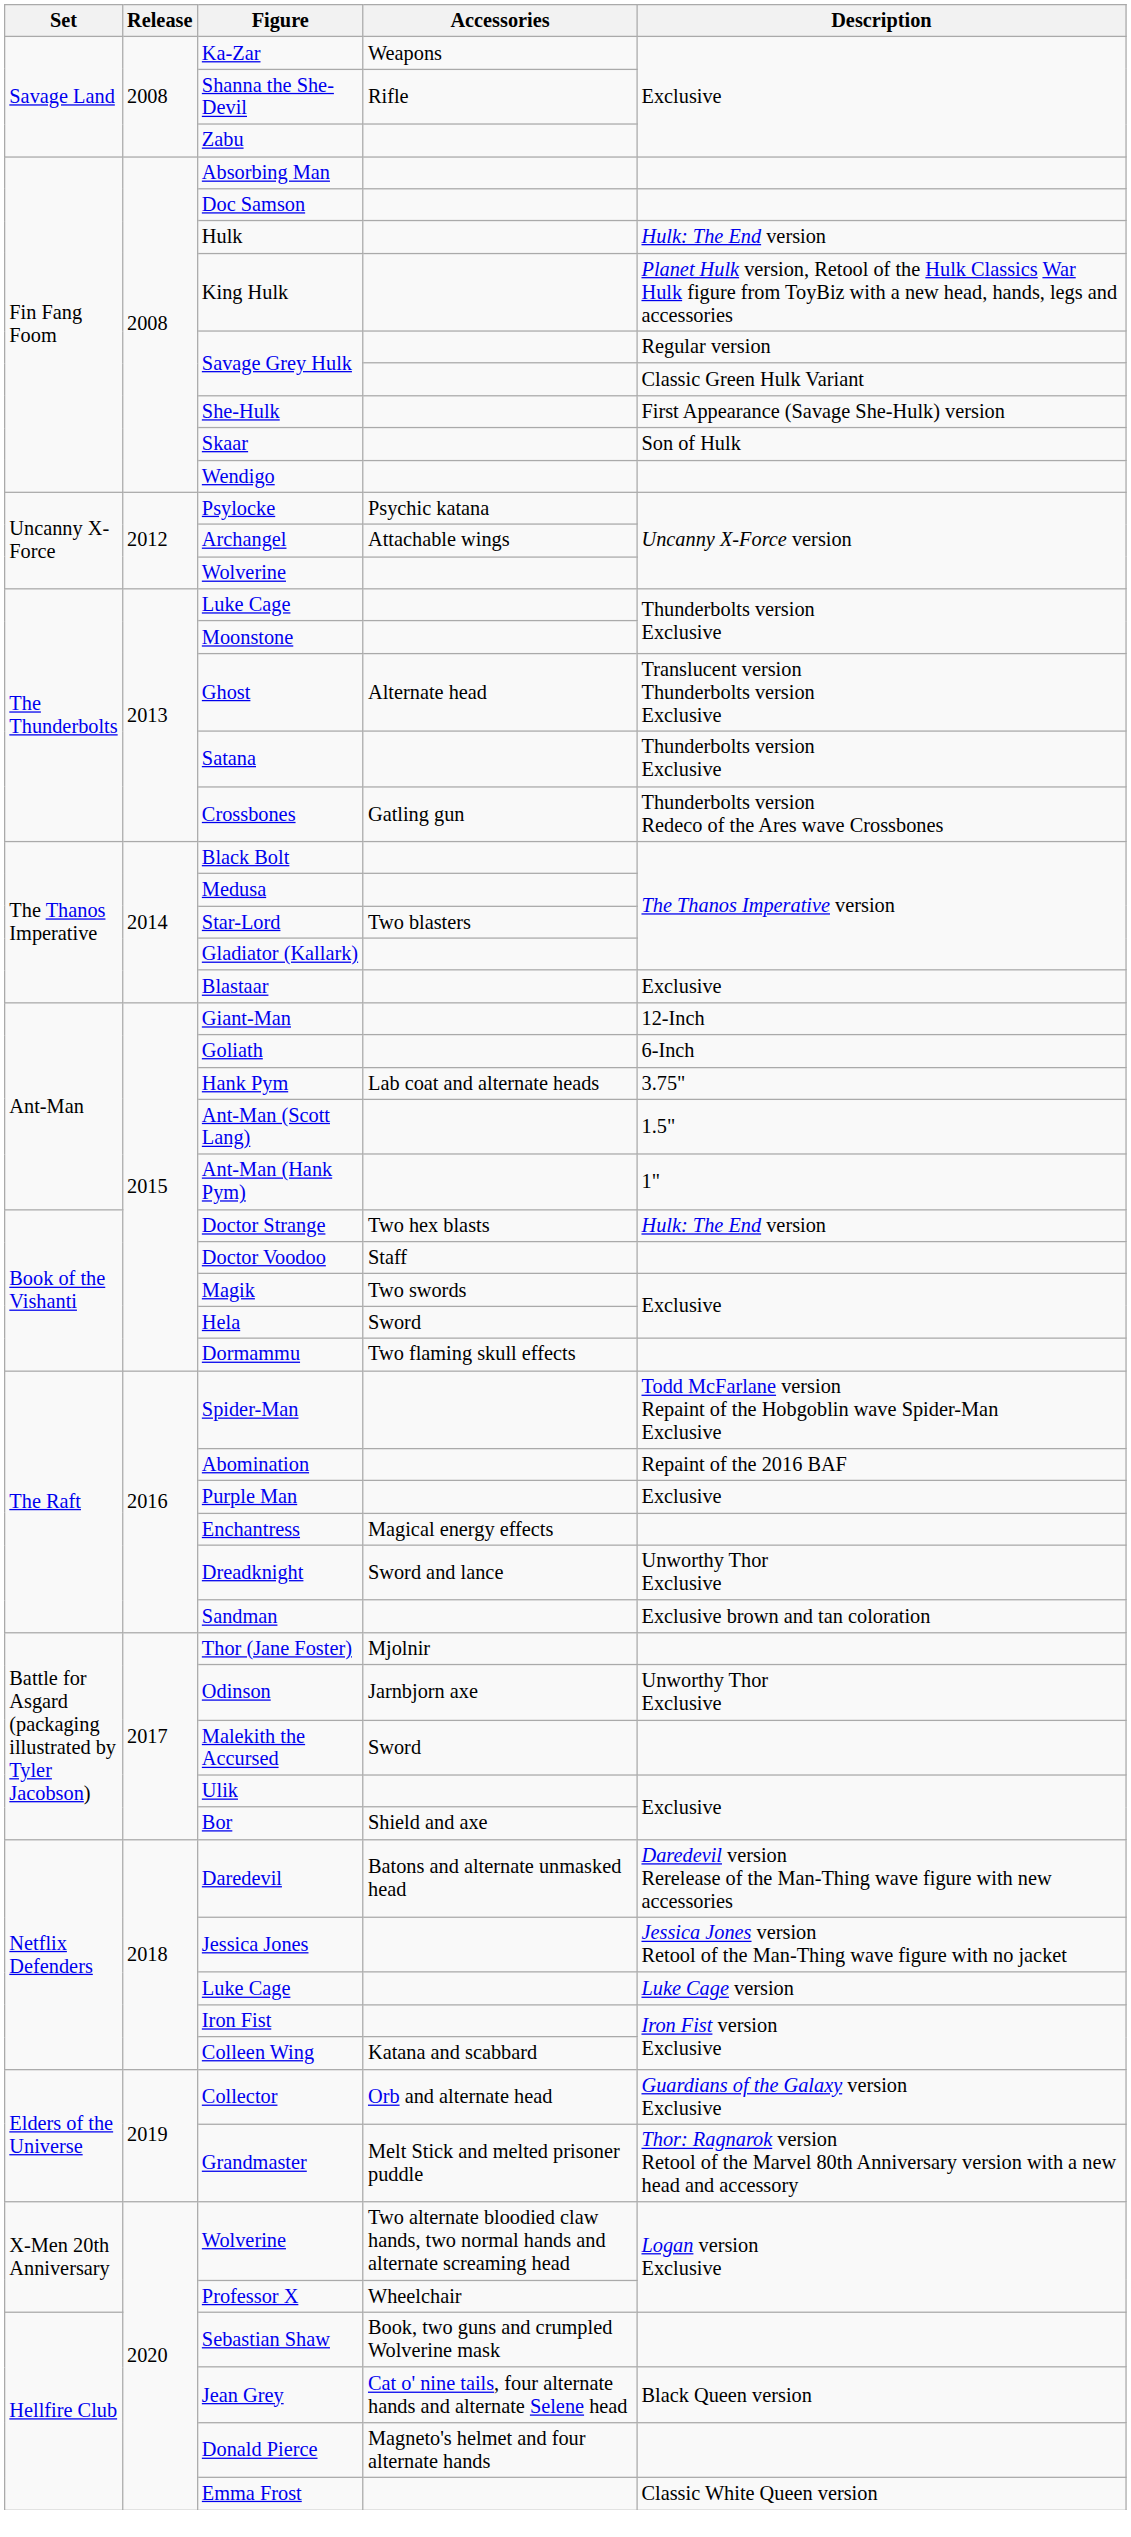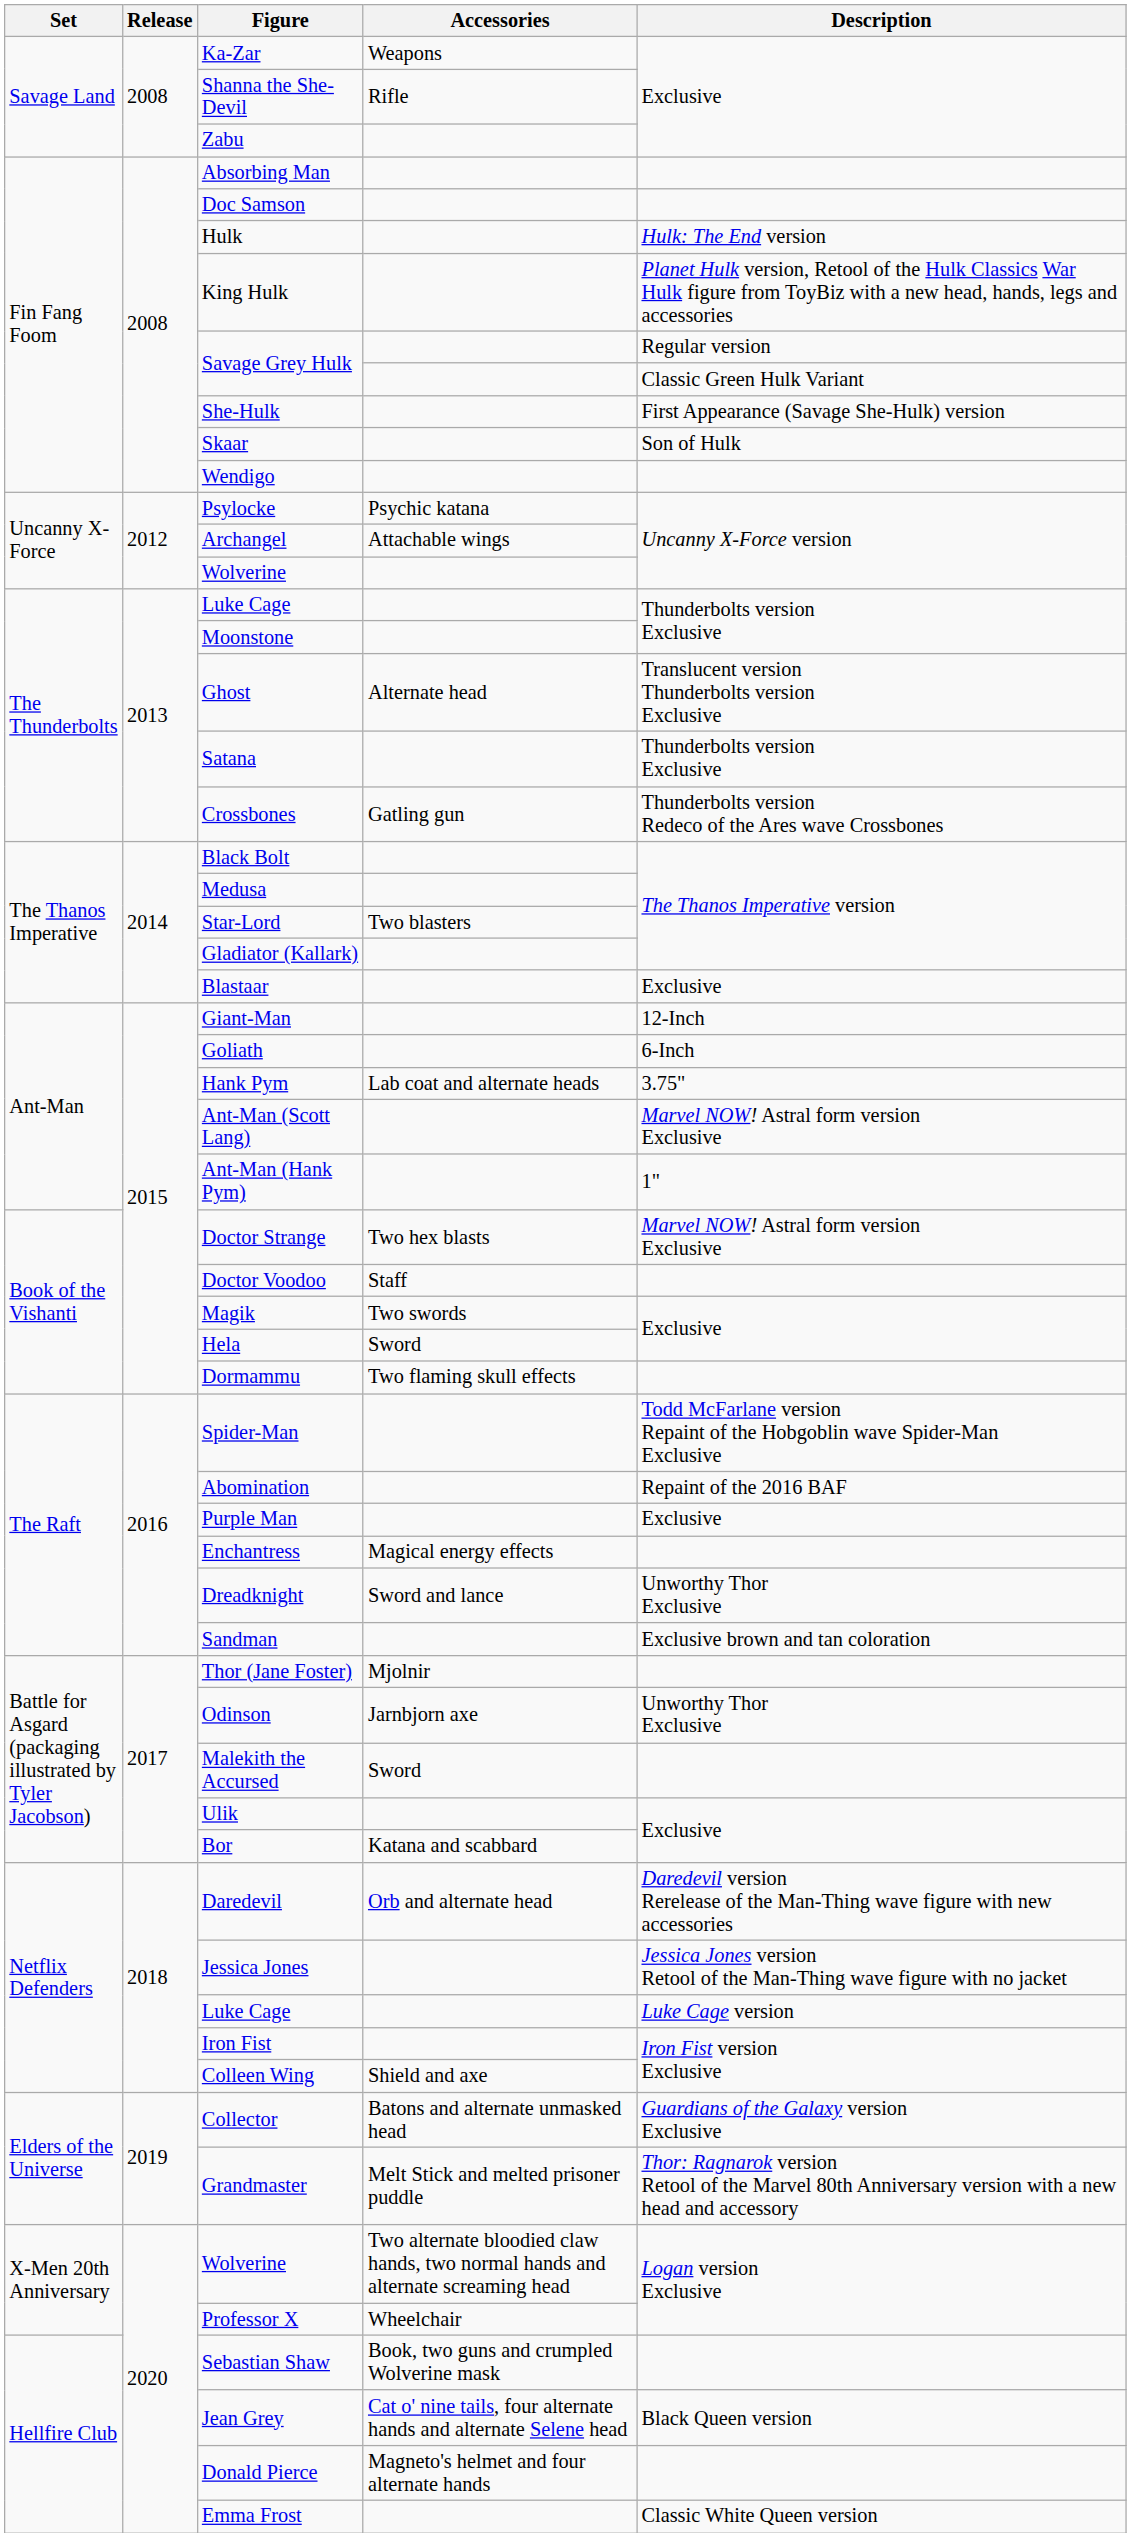(658, 1126) 1.5" -> (781, 1126) Marvel NOW! Astral form version Exclusive
(734, 1225) Hulk: The End version -> (781, 1236) Marvel NOW! Astral form version Exclusive
(428, 1823) Shield and axe -> (453, 1845) Katana and scabbard
(495, 1878) Batons and alternate unmasked head -> (460, 1901) Orb and alternate head
(453, 2052) Katana and scabbard -> (428, 2075) Shield and axe
(460, 2096) Orb and alternate head -> (495, 2119) Batons and alternate unmasked head
